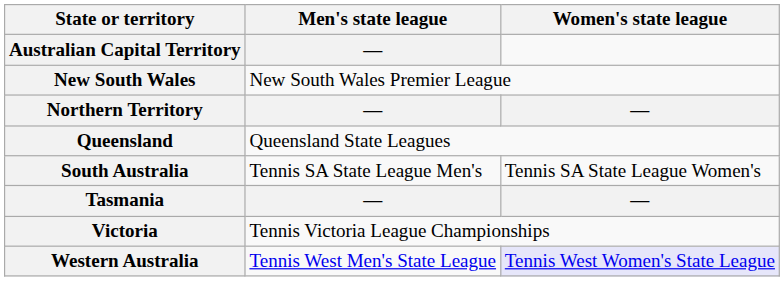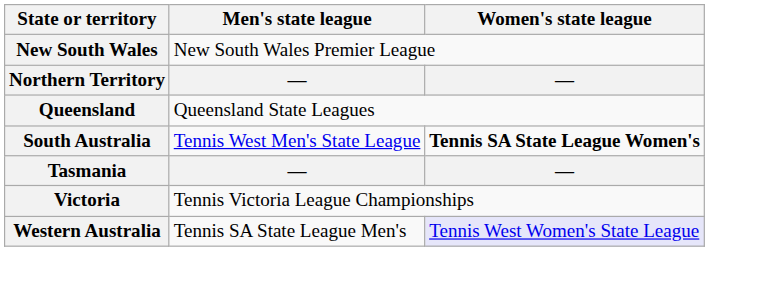- row: (125, 49)
(366, 170) Tennis SA State League Men's -> (297, 140) Tennis West Men's State League
(633, 170) normal -> (565, 140) bold
(373, 261) Tennis West Men's State League -> (290, 230) Tennis SA State League Men's
